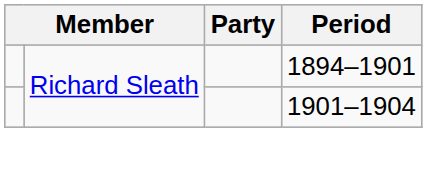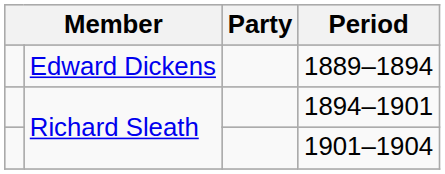+ row: (369, 65)
